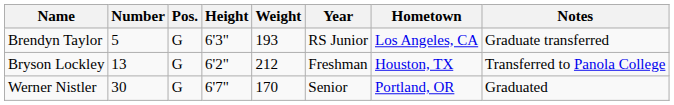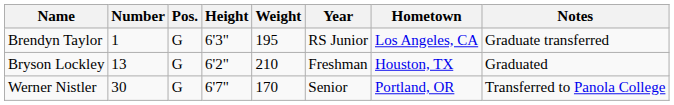(115, 40) 5 -> (115, 40) 1
(267, 40) 193 -> (267, 40) 195
(267, 64) 212 -> (267, 64) 210
(575, 64) Transferred to Panola College -> (516, 64) Graduated
(516, 87) Graduated -> (575, 87) Transferred to Panola College
